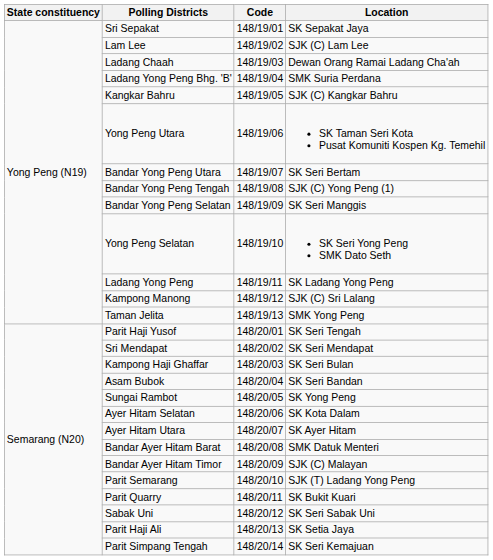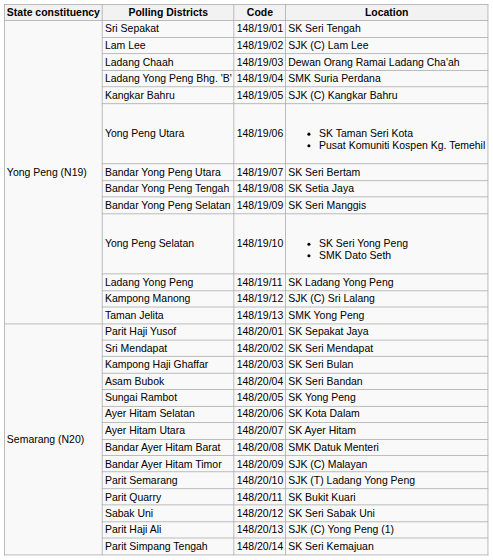(328, 29) SK Sepakat Jaya -> (324, 29) SK Seri Tengah
(341, 188) SJK (C) Yong Peng (1) -> (321, 188) SK Setia Jaya
(324, 331) SK Seri Tengah -> (328, 331) SK Sepakat Jaya
(321, 529) SK Setia Jaya -> (341, 529) SJK (C) Yong Peng (1)
